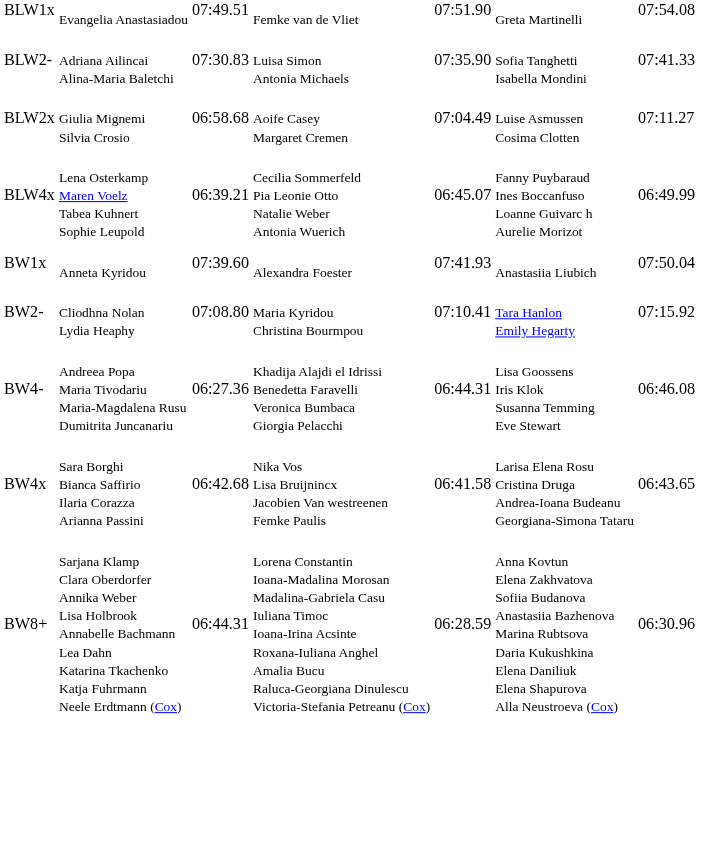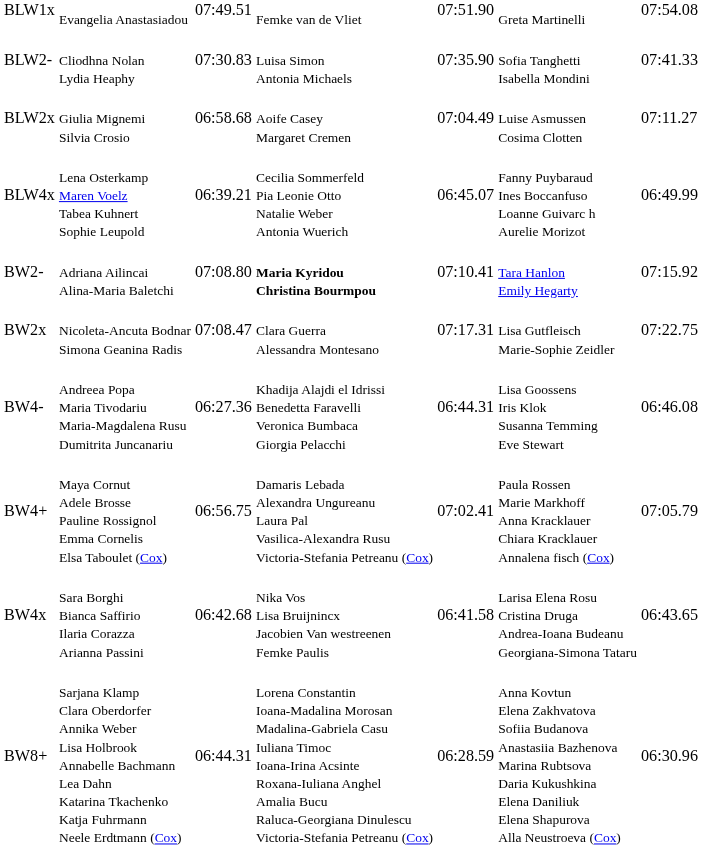(116, 69) Adriana Ailincai Alina-Maria Baletchi -> (102, 69) Cliodhna Nolan Lydia Heaphy
- row: (25, 262)
(102, 322) Cliodhna Nolan Lydia Heaphy -> (116, 281) Adriana Ailincai Alina-Maria Baletchi
(308, 322) normal -> (316, 280) bold
+ row: (25, 330)
+ row: (26, 511)
